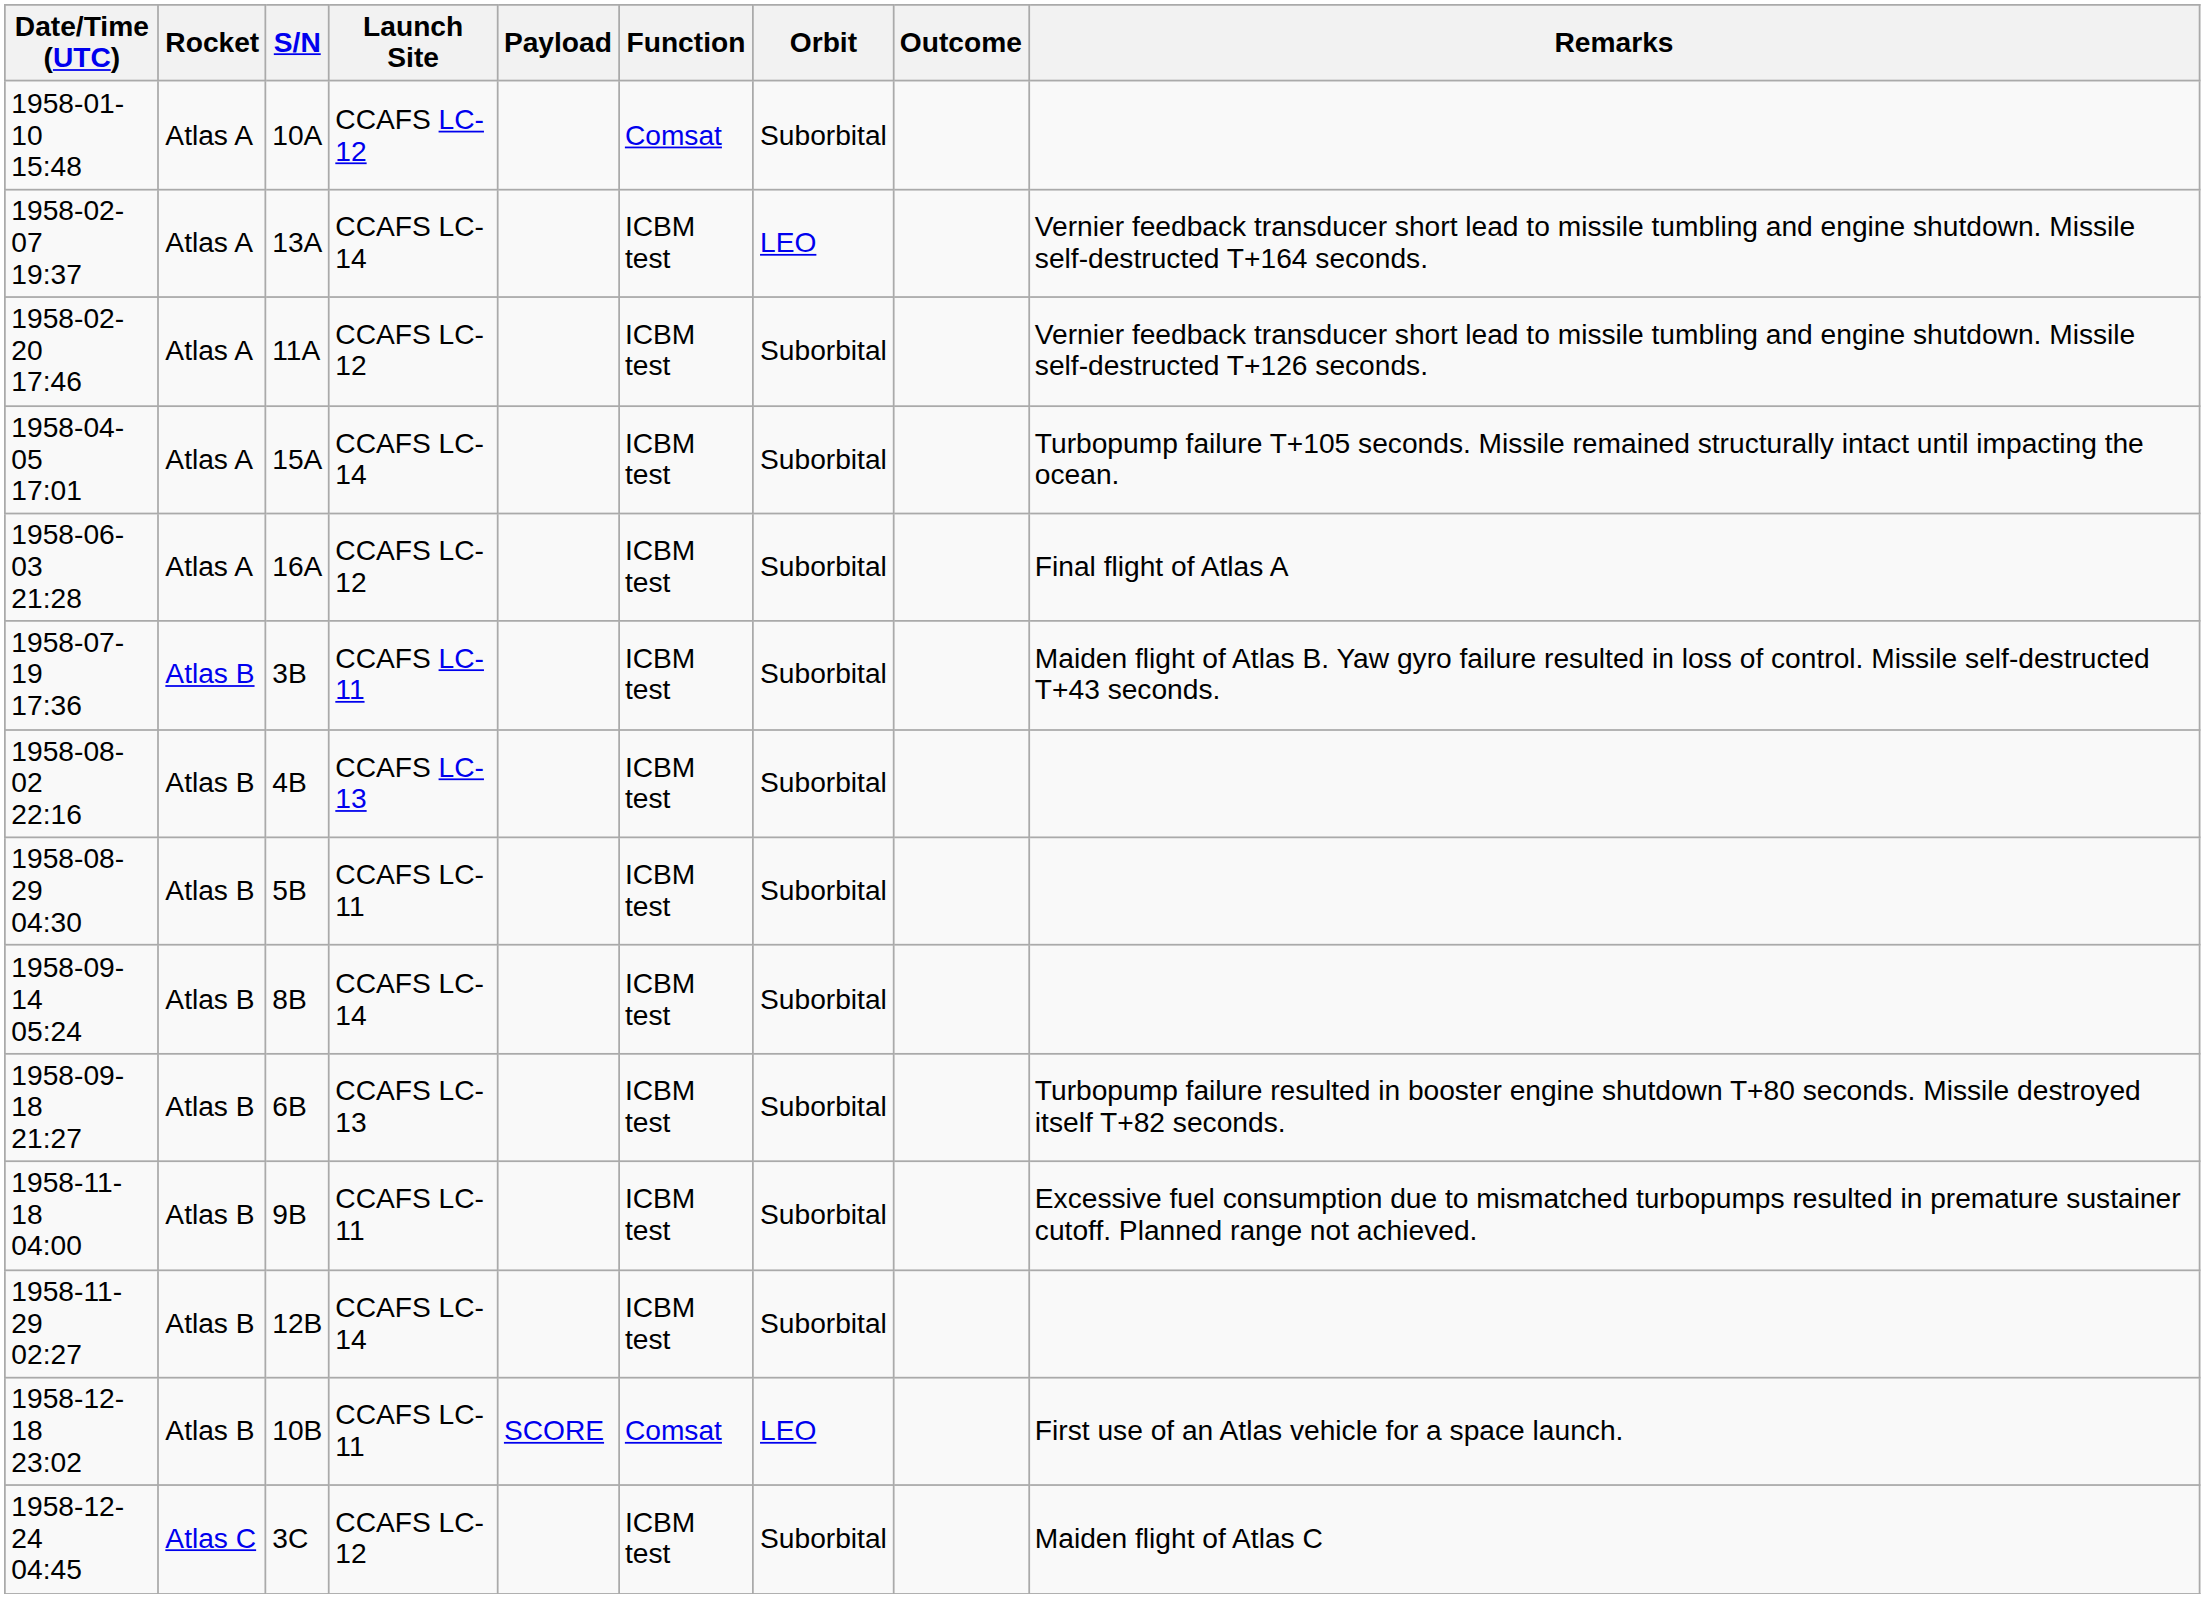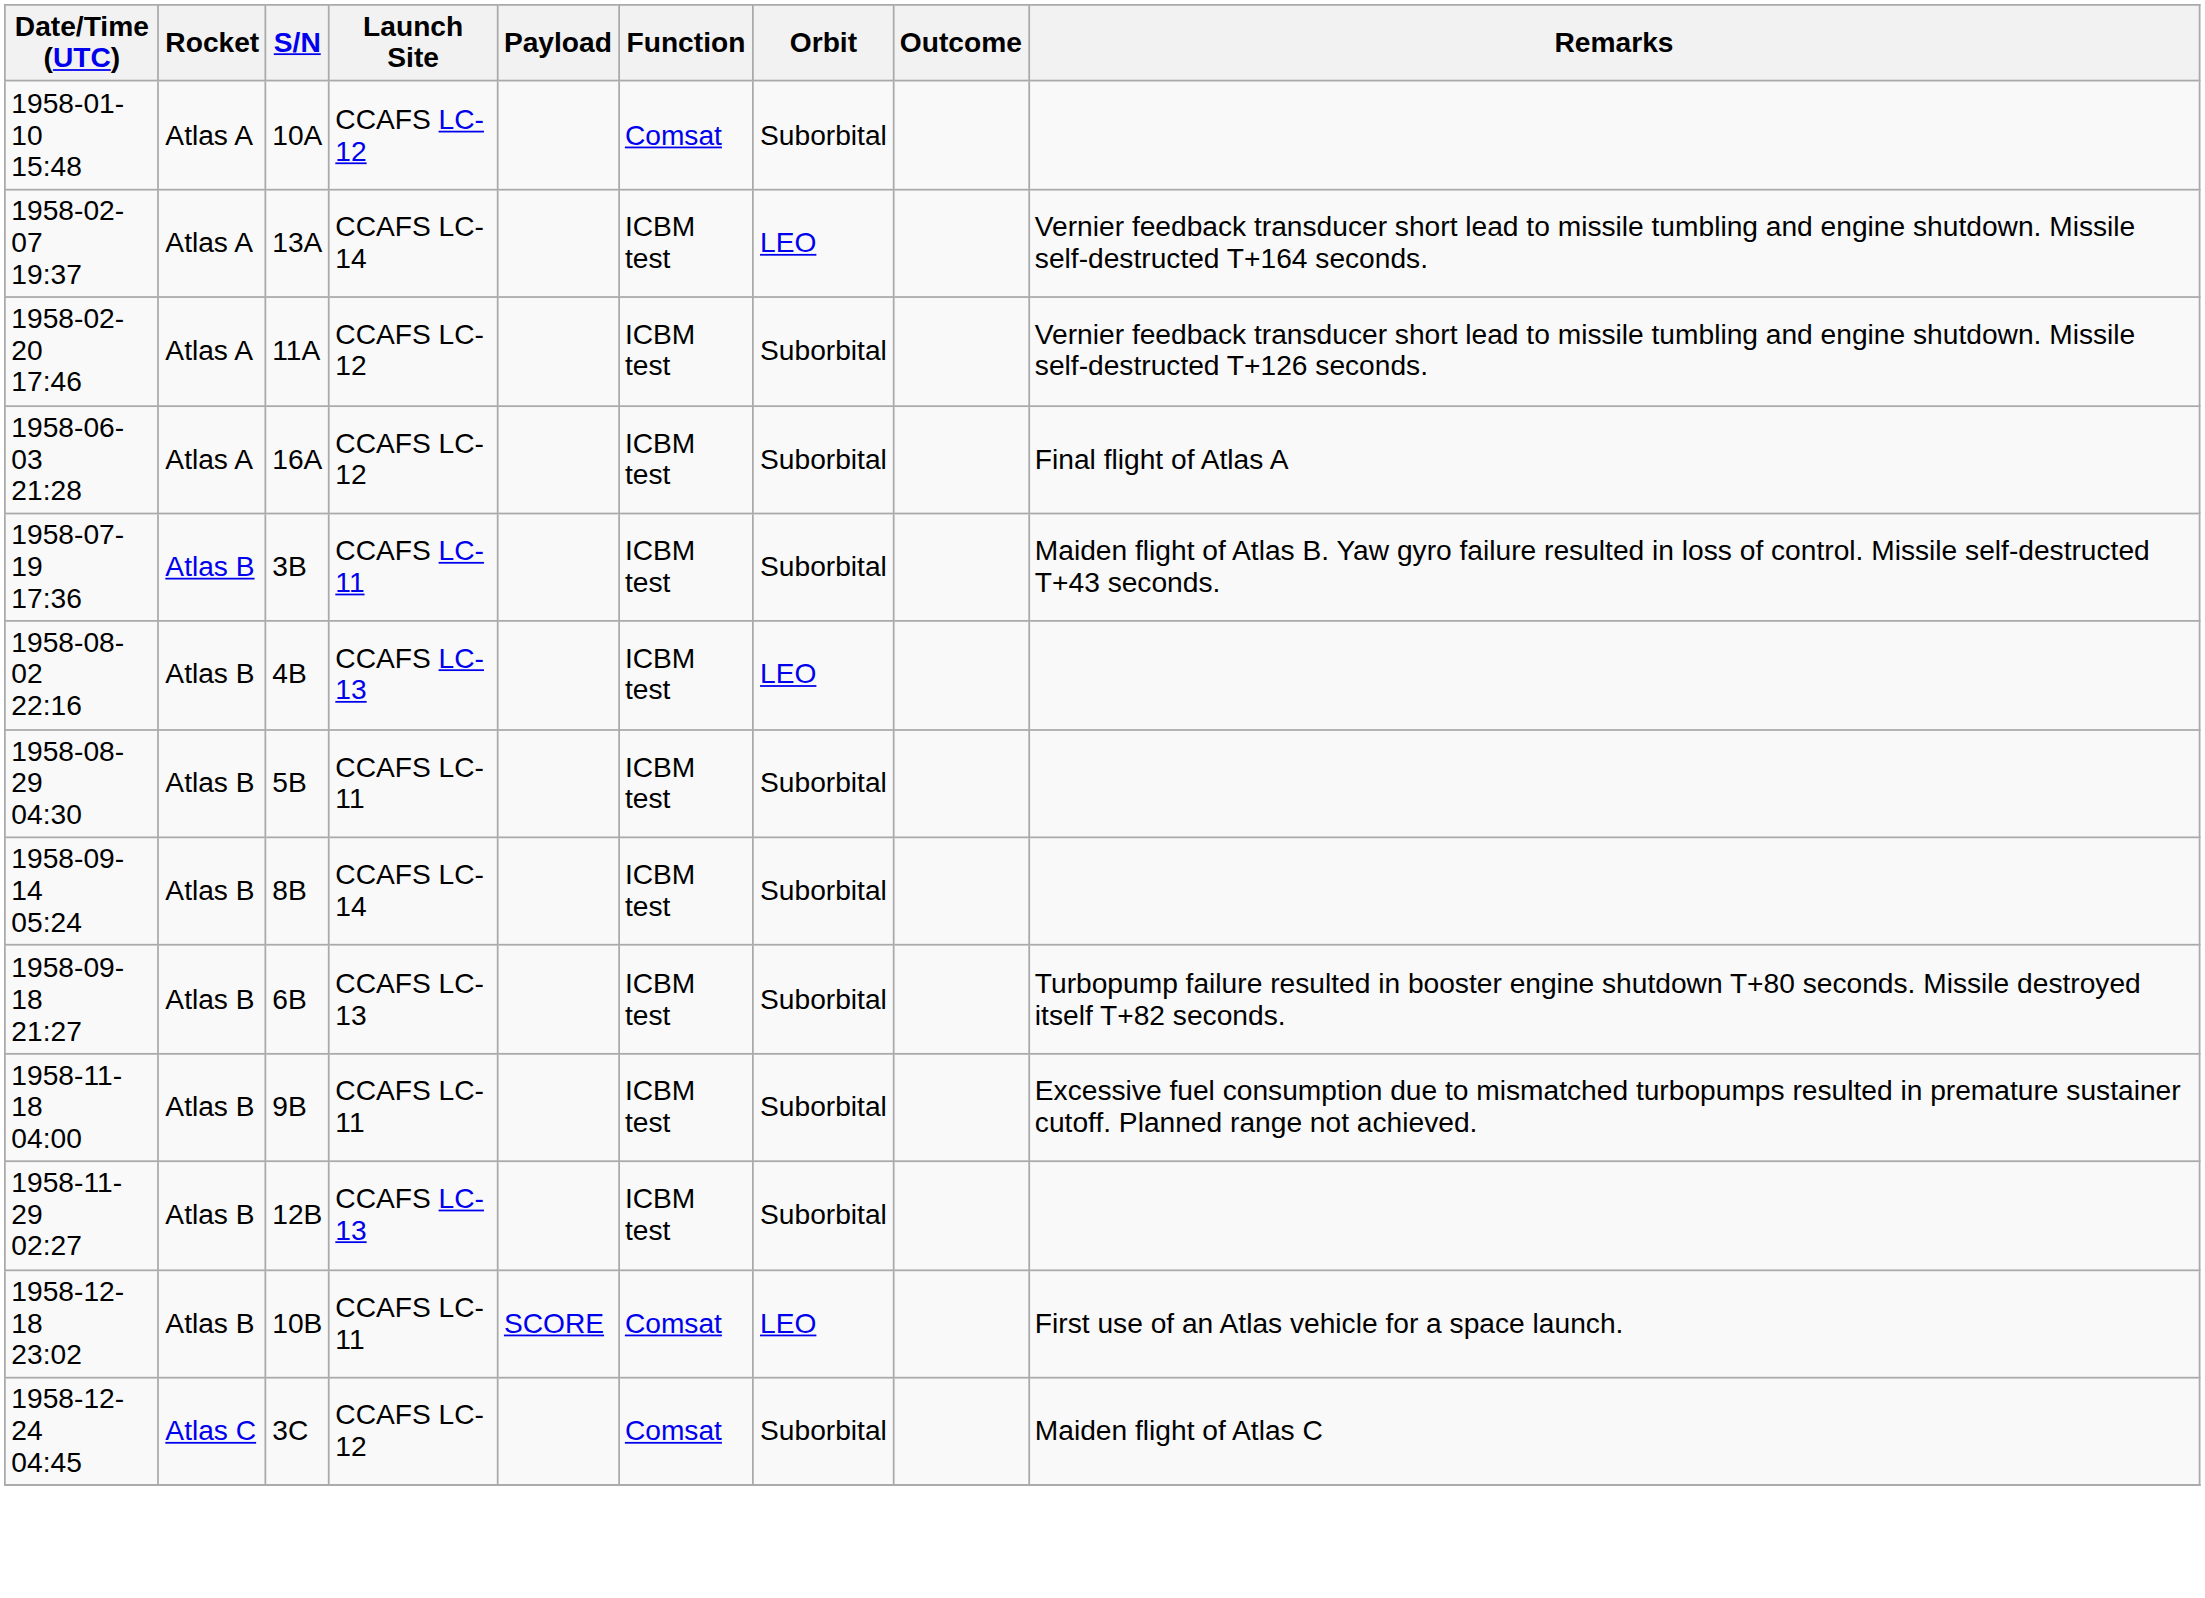- row: (68, 458)
(823, 782) Suborbital -> (788, 674) LEO
(410, 1323) CCAFS LC-14 -> (410, 1215) CCAFS LC-13
(660, 1539) ICBM test -> (673, 1431) Comsat
